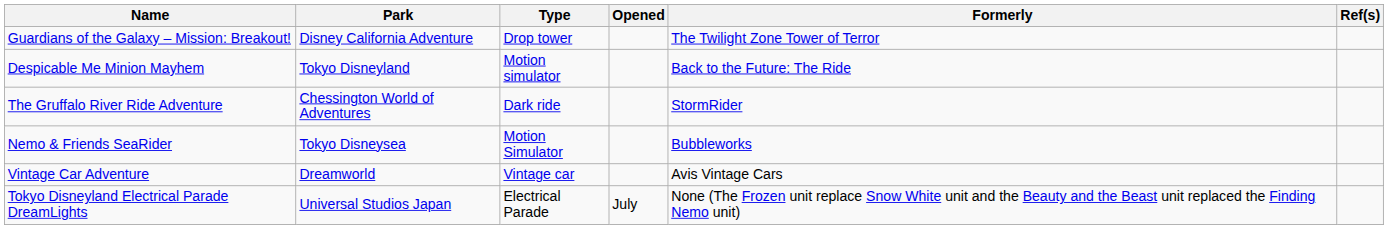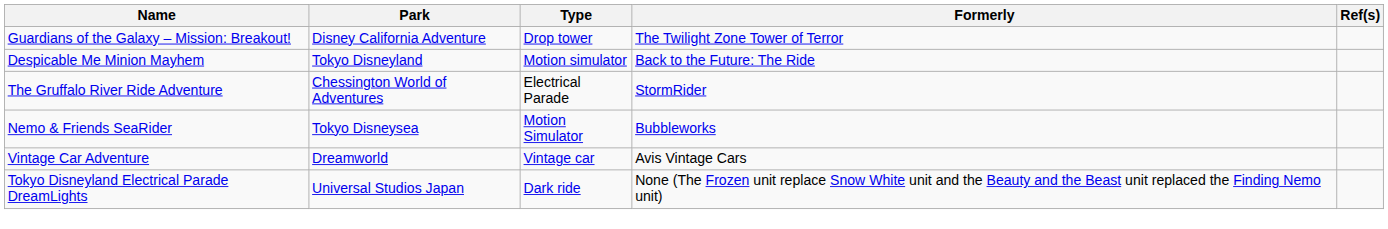- column: (639, 15)
(532, 106) Dark ride -> (552, 90) Electrical Parade
(532, 205) Electrical Parade -> (552, 189) Dark ride
